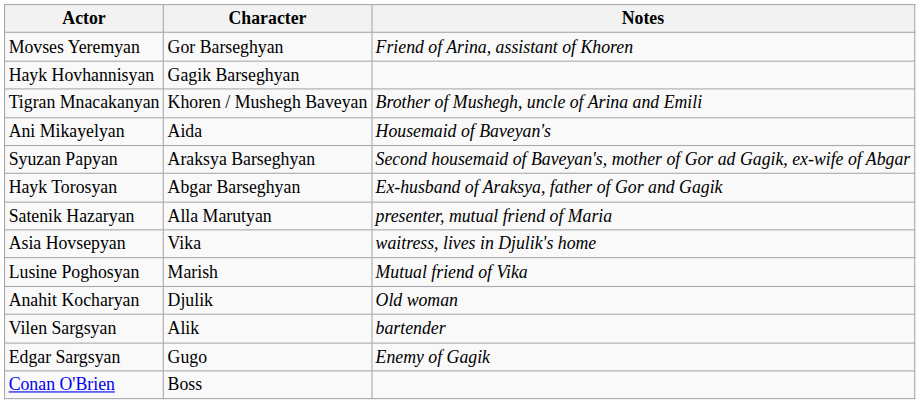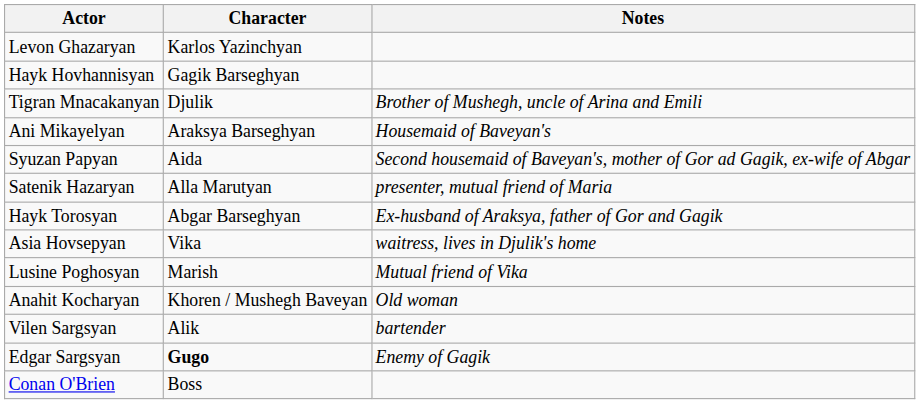+ row: (72, 46)
- row: (74, 46)
(267, 103) Khoren / Mushegh Baveyan -> (190, 103) Djulik
(185, 131) Aida -> (241, 131) Araksya Barseghyan
(241, 159) Araksya Barseghyan -> (185, 159) Aida
rows swapped: (63, 187) <-> (72, 215)
(190, 300) Djulik -> (267, 300) Khoren / Mushegh Baveyan
(187, 356) normal -> (188, 356) bold
